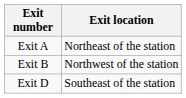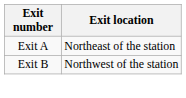- row: (33, 83)
